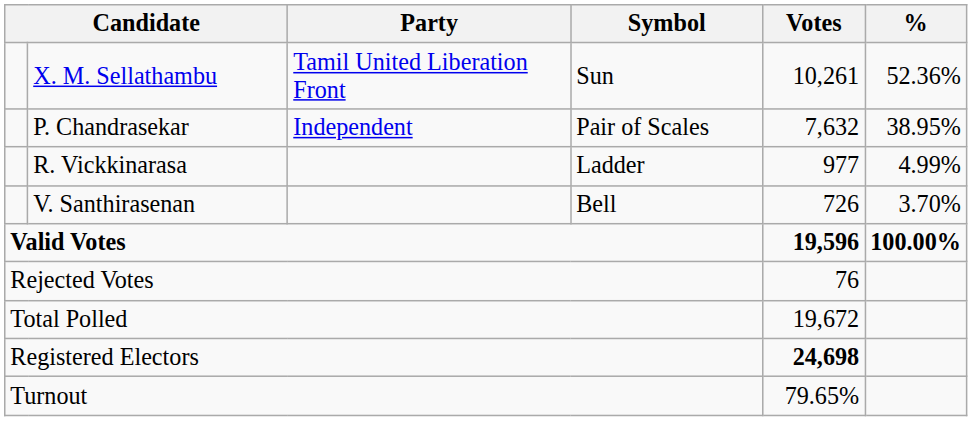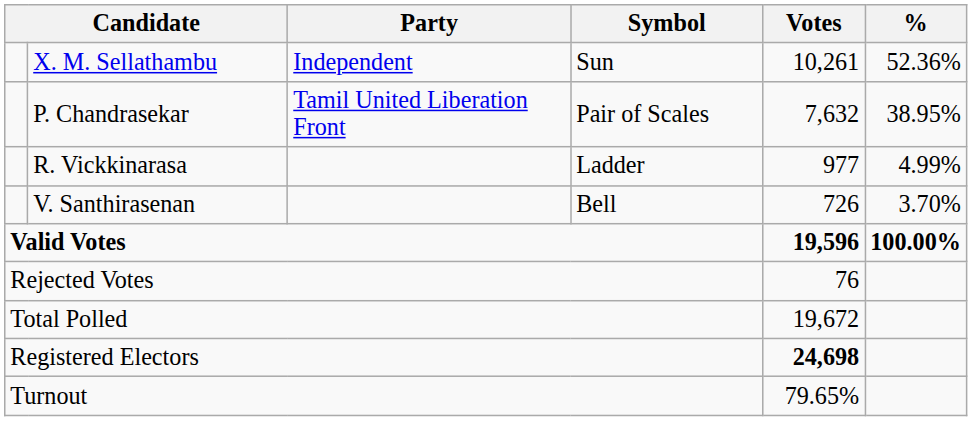(410, 75) Tamil United Liberation Front -> (353, 61) Independent
(353, 127) Independent -> (410, 113) Tamil United Liberation Front
